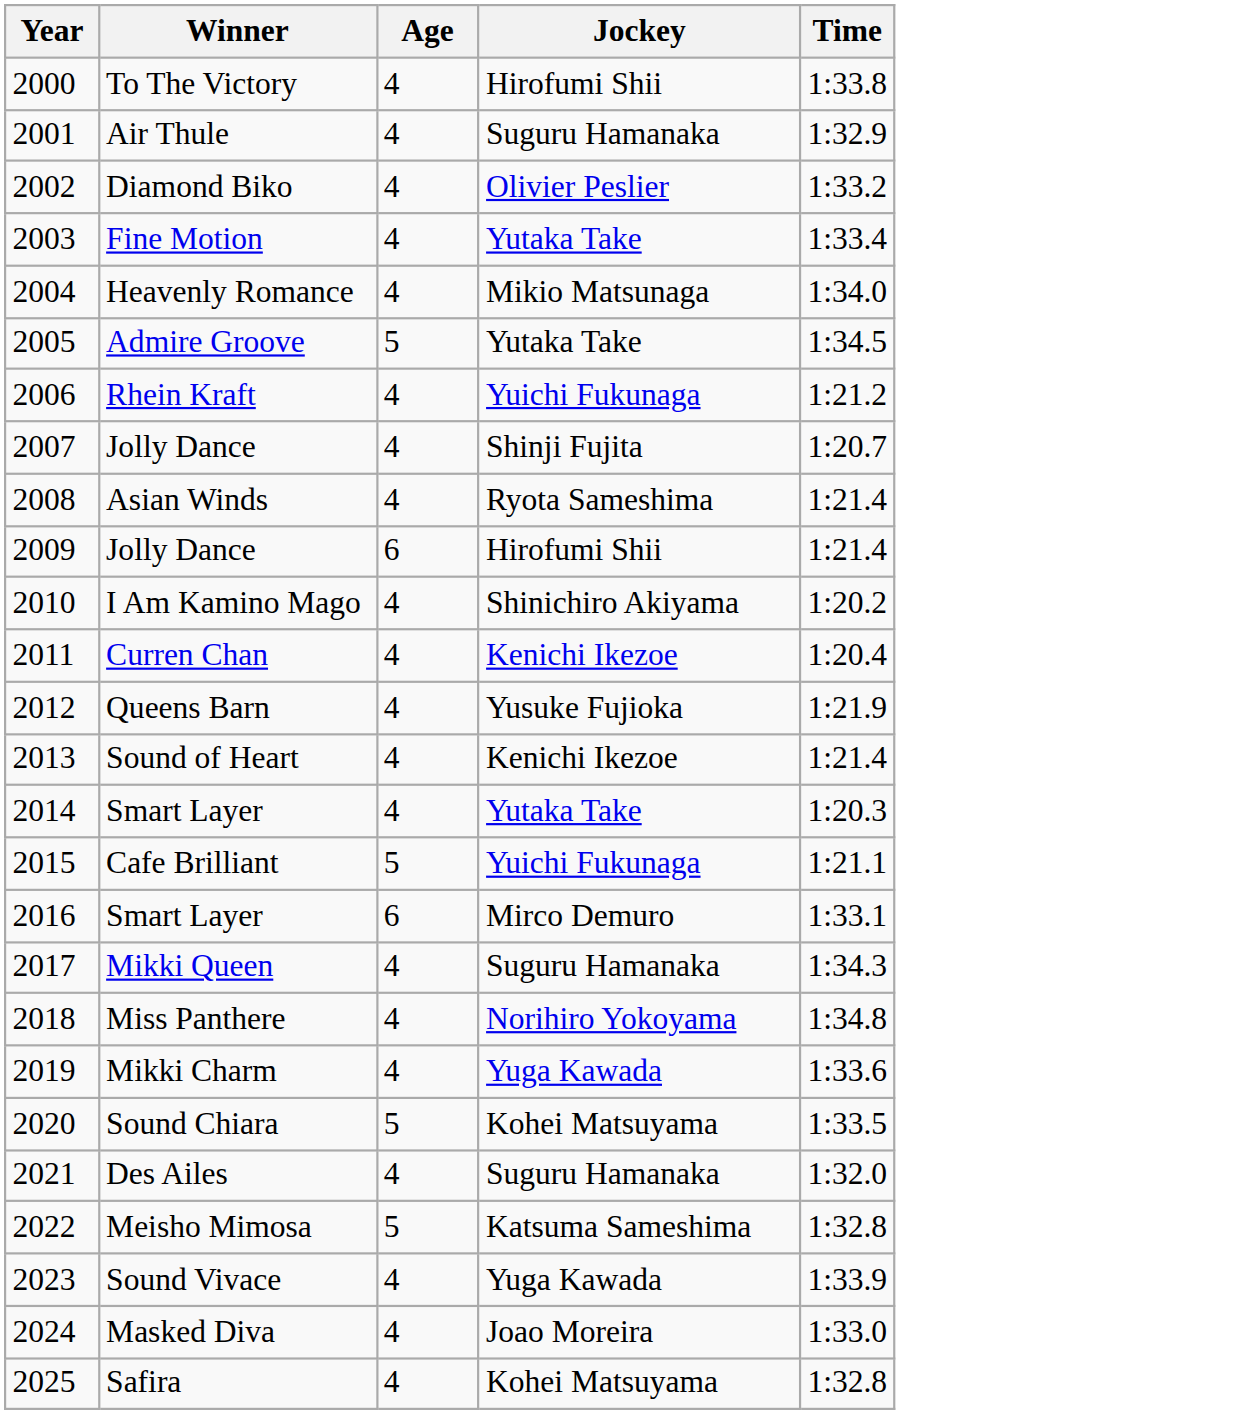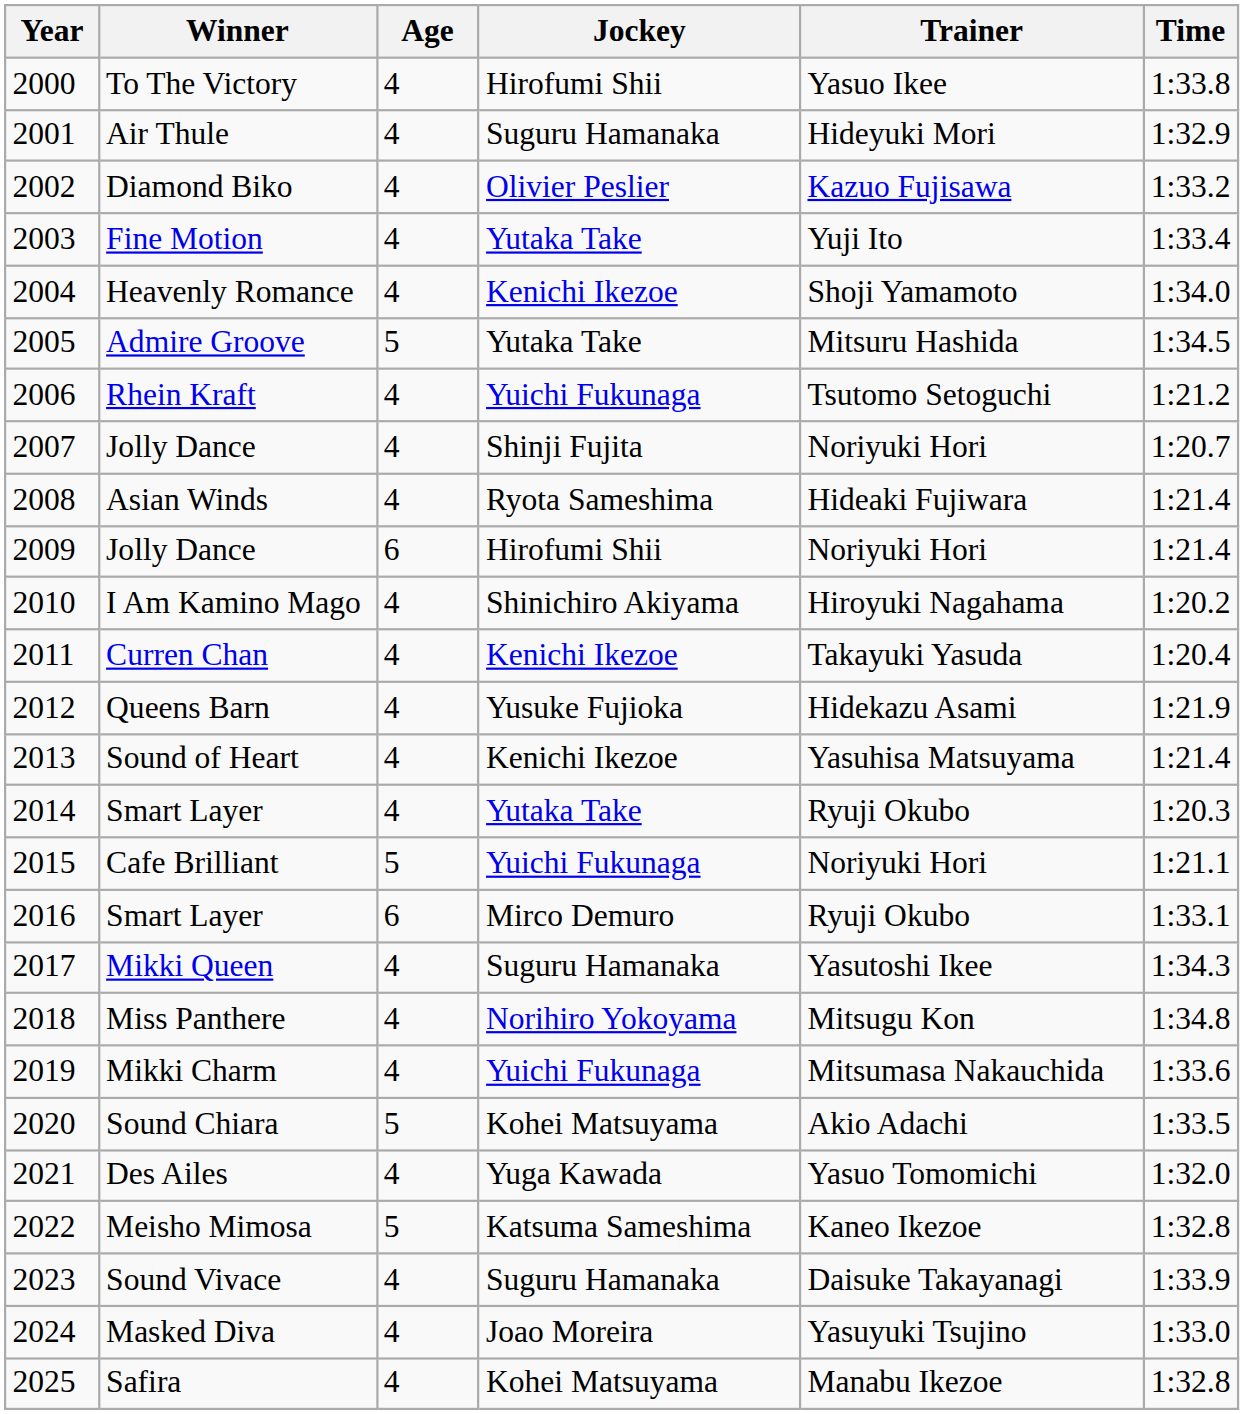+ column: (972, 30)
(598, 290) Mikio Matsunaga -> (582, 290) Kenichi Ikezoe
(574, 1071) Yuga Kawada -> (593, 1071) Yuichi Fukunaga
(603, 1175) Suguru Hamanaka -> (574, 1175) Yuga Kawada
(574, 1279) Yuga Kawada -> (603, 1279) Suguru Hamanaka
